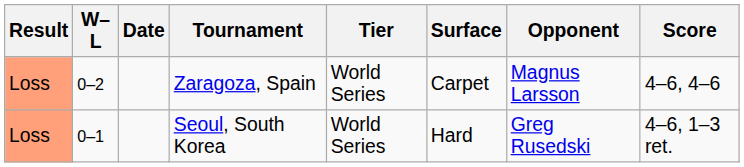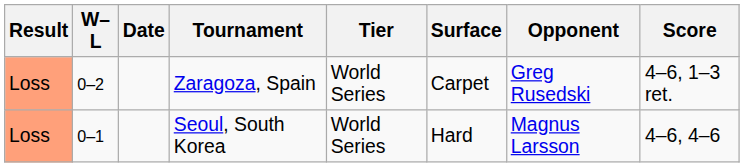(545, 83) Magnus Larsson -> (551, 83) Greg Rusedski
(683, 83) 4–6, 4–6 -> (683, 83) 4–6, 1–3 ret.
(551, 135) Greg Rusedski -> (545, 135) Magnus Larsson
(683, 135) 4–6, 1–3 ret. -> (683, 135) 4–6, 4–6
